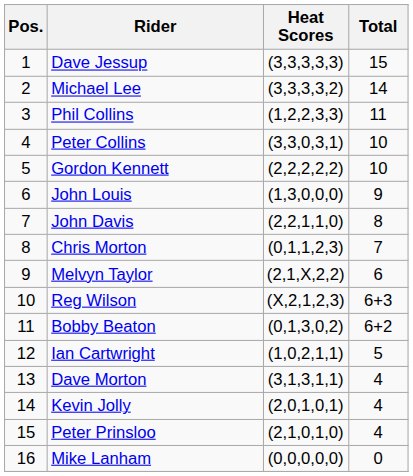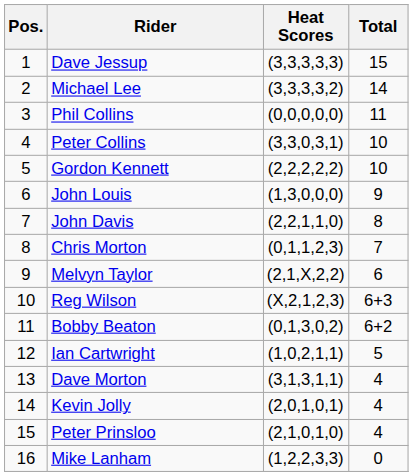(306, 115) (1,2,2,3,3) -> (306, 115) (0,0,0,0,0)
(306, 458) (0,0,0,0,0) -> (306, 458) (1,2,2,3,3)
